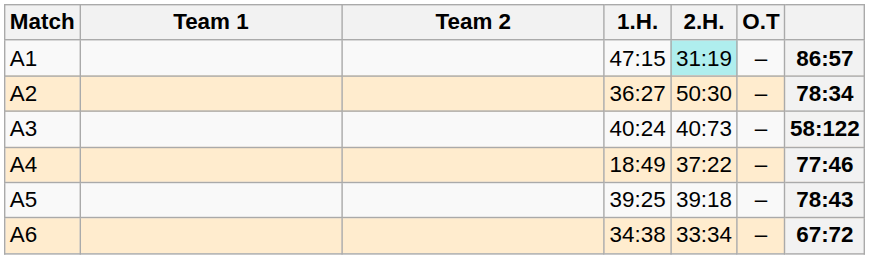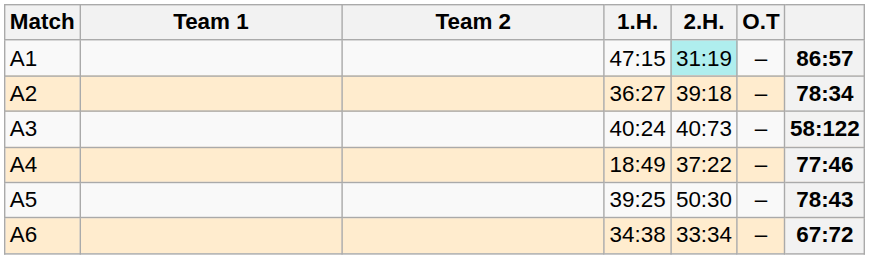(704, 93) 50:30 -> (704, 93) 39:18
(704, 199) 39:18 -> (704, 199) 50:30
